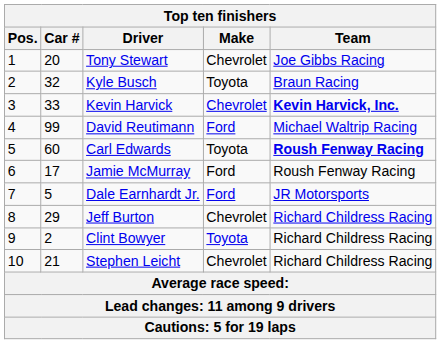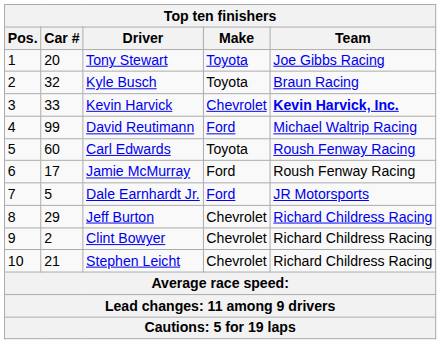(237, 61) Chevrolet -> (227, 61) Toyota
(349, 150) bold -> (344, 150) normal
(227, 239) Toyota -> (237, 239) Chevrolet
